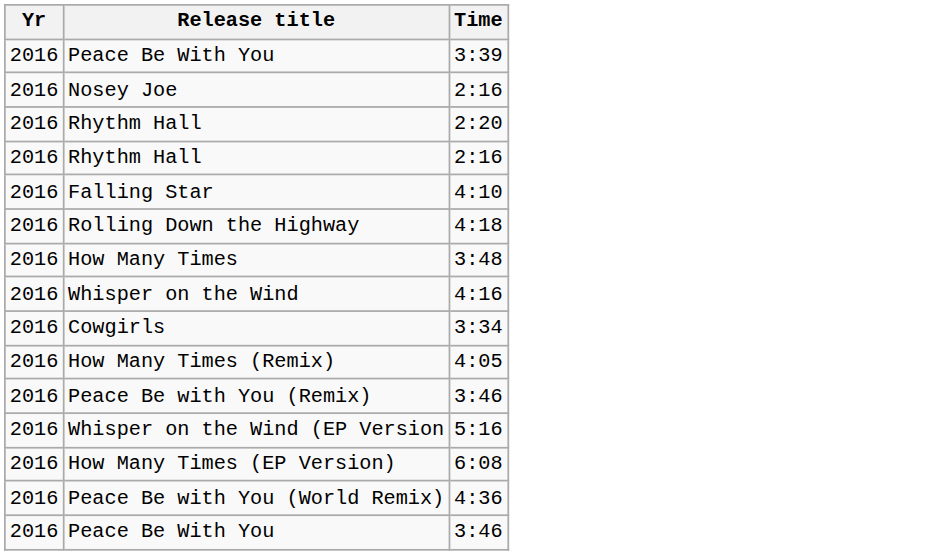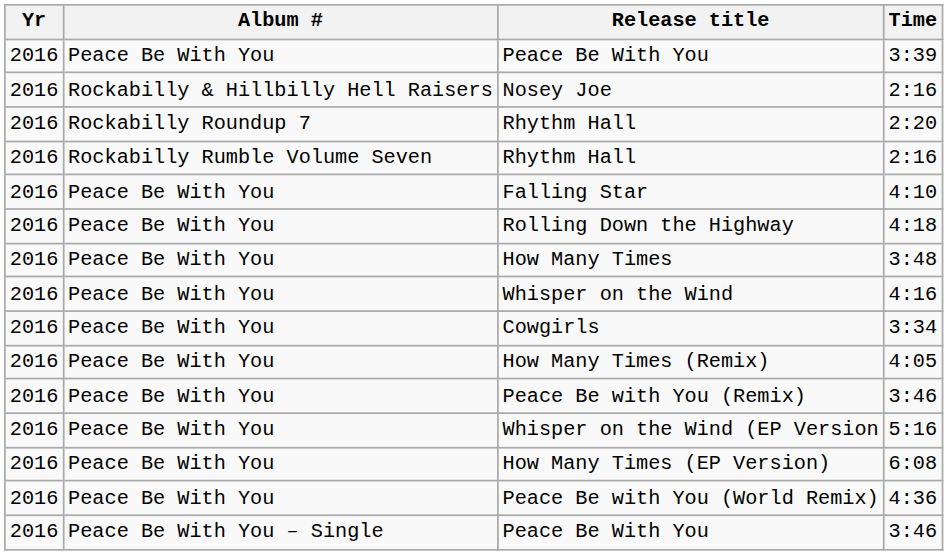+ column: (280, 22)
